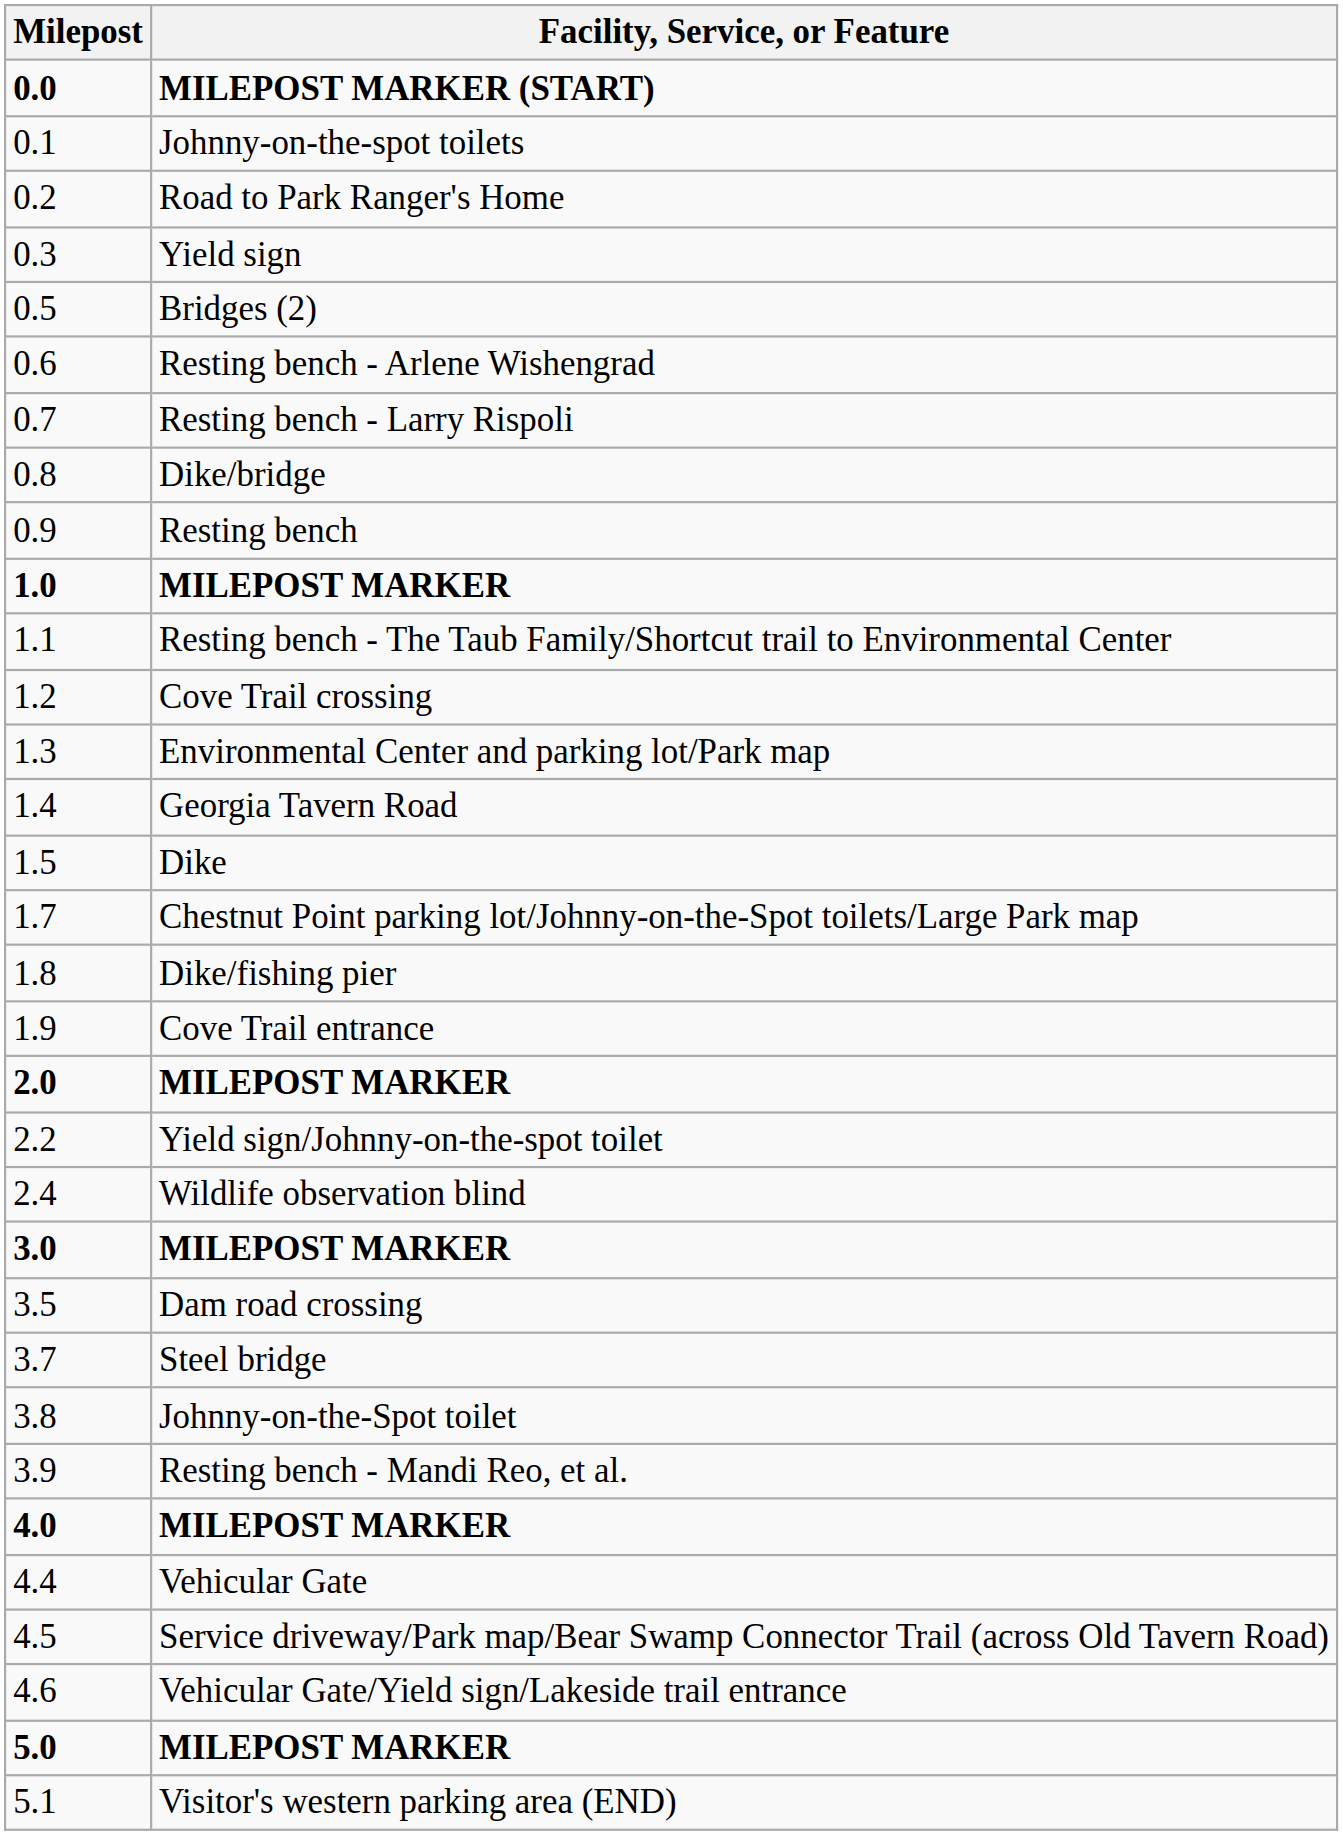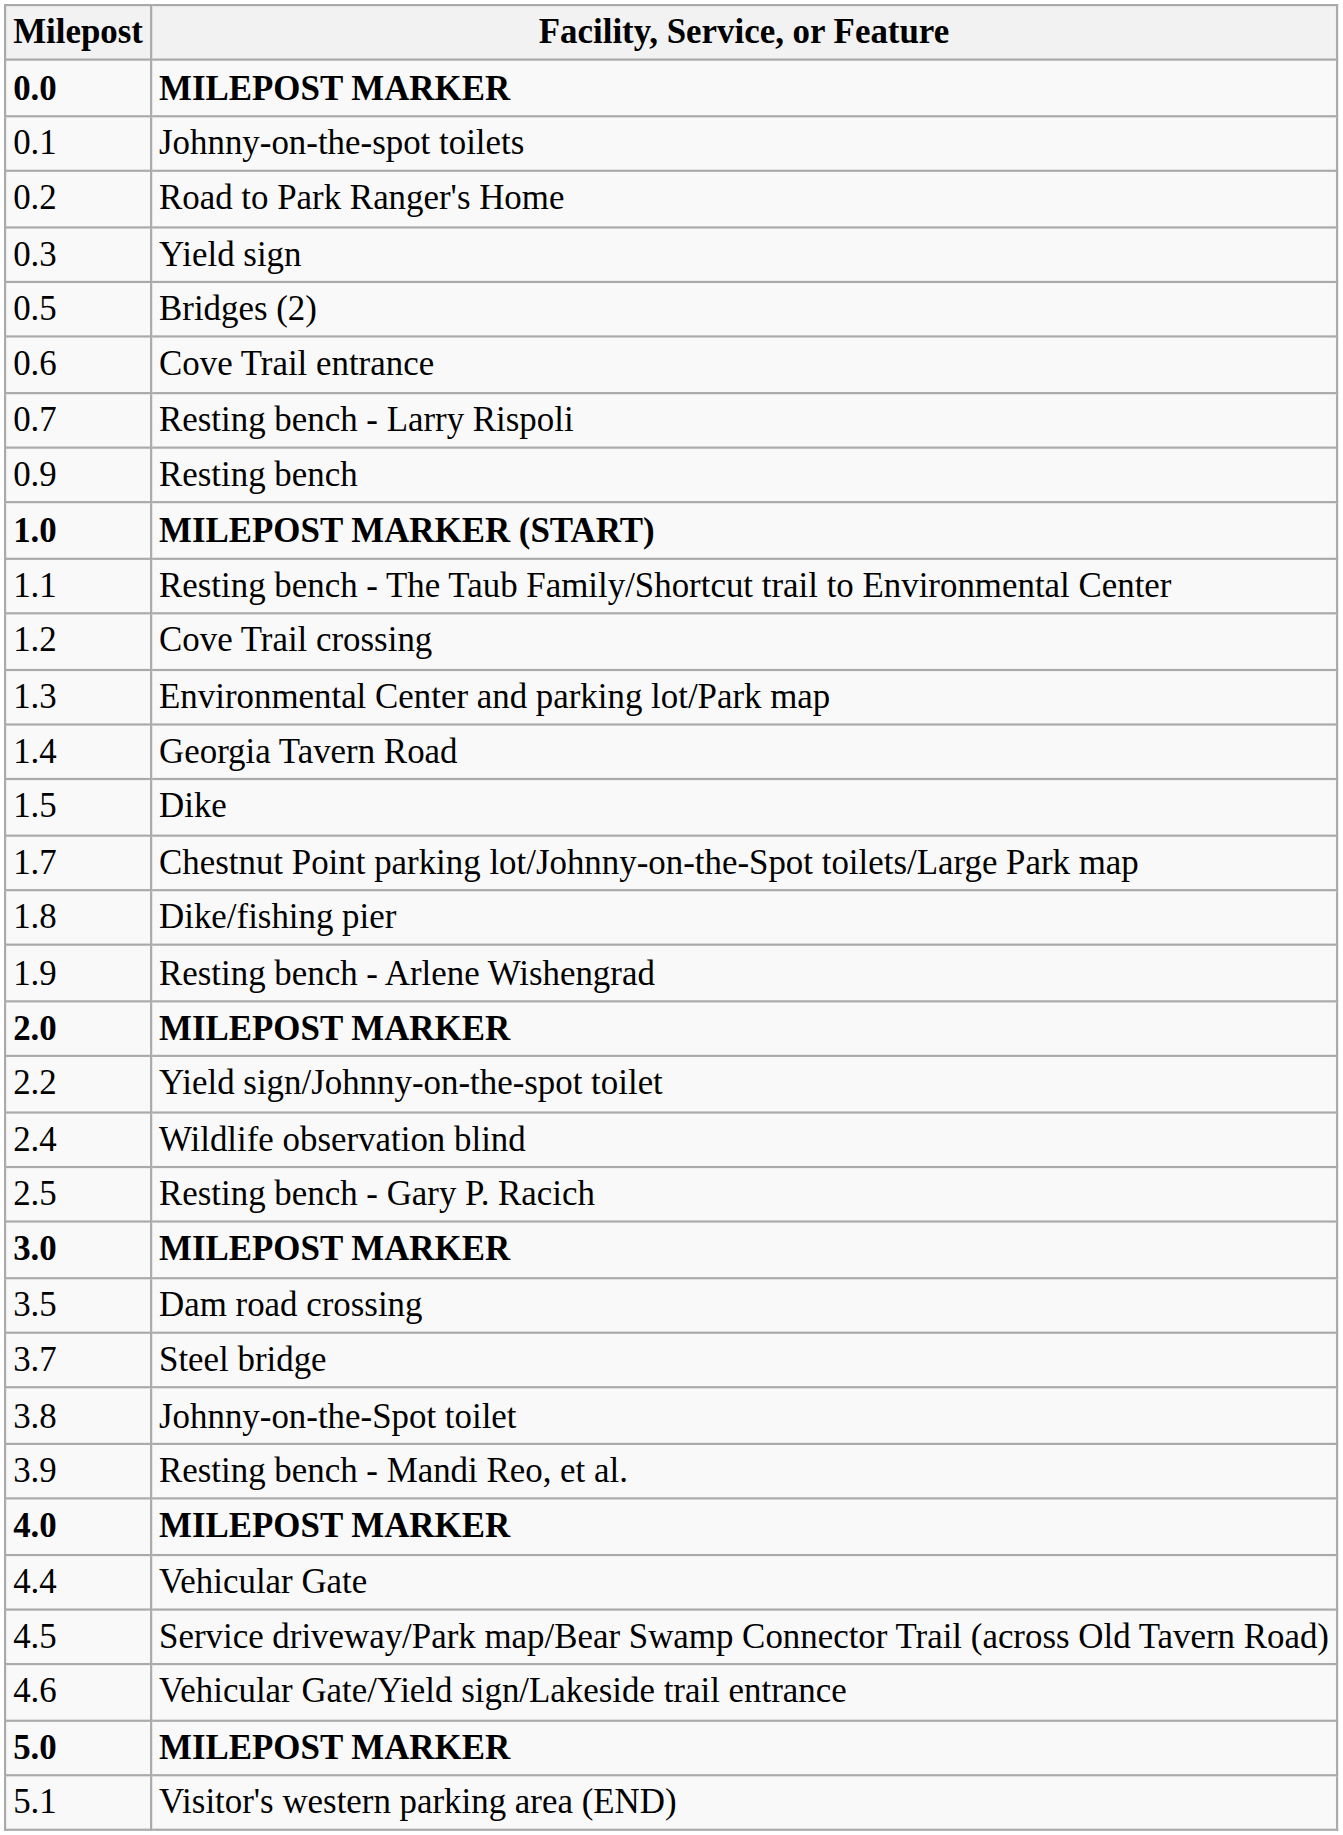(407, 87) MILEPOST MARKER (START) -> (335, 87) MILEPOST MARKER
(407, 364) Resting bench - Arlene Wishengrad -> (297, 364) Cove Trail entrance
- row: (35, 474)
(335, 585) MILEPOST MARKER -> (407, 530) MILEPOST MARKER (START)
(297, 1027) Cove Trail entrance -> (407, 972) Resting bench - Arlene Wishengrad
+ row: (35, 1193)
